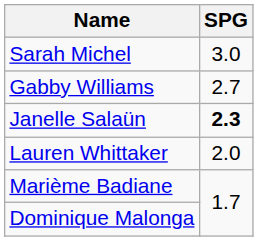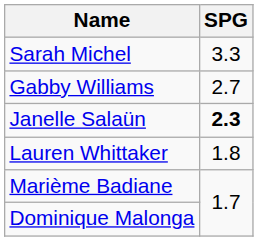(226, 53) 3.0 -> (226, 53) 3.3
(226, 152) 2.0 -> (226, 152) 1.8
